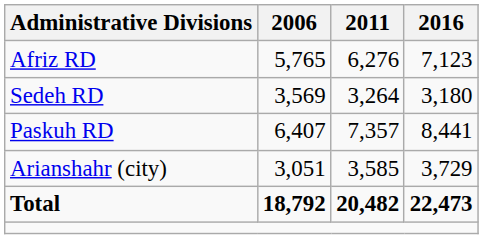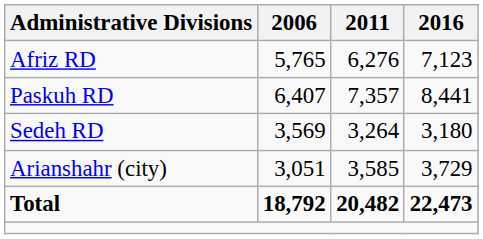rows swapped: (62, 131) <-> (57, 95)
